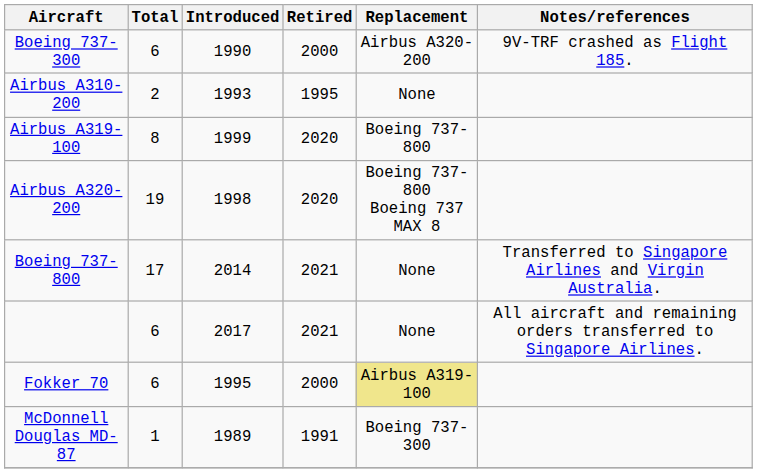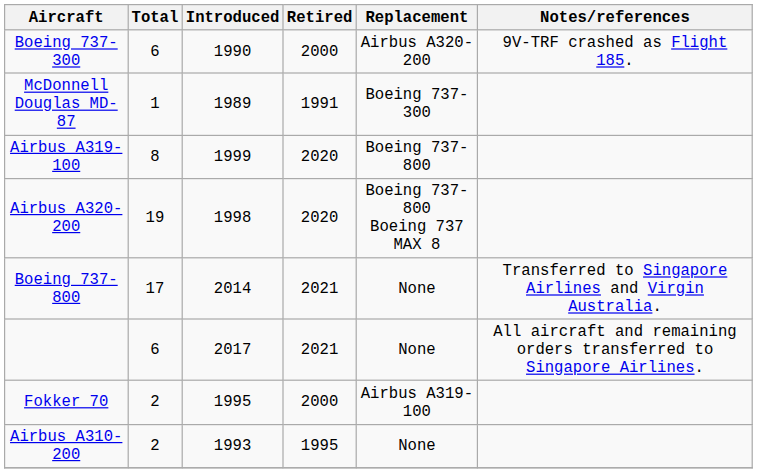rows swapped: (66, 95) <-> (66, 437)
(155, 384) 6 -> (155, 402) 2
(417, 384) khaki background -> (417, 402) no background
